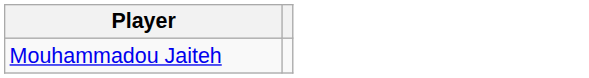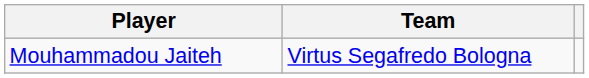+ column: (428, 21)
